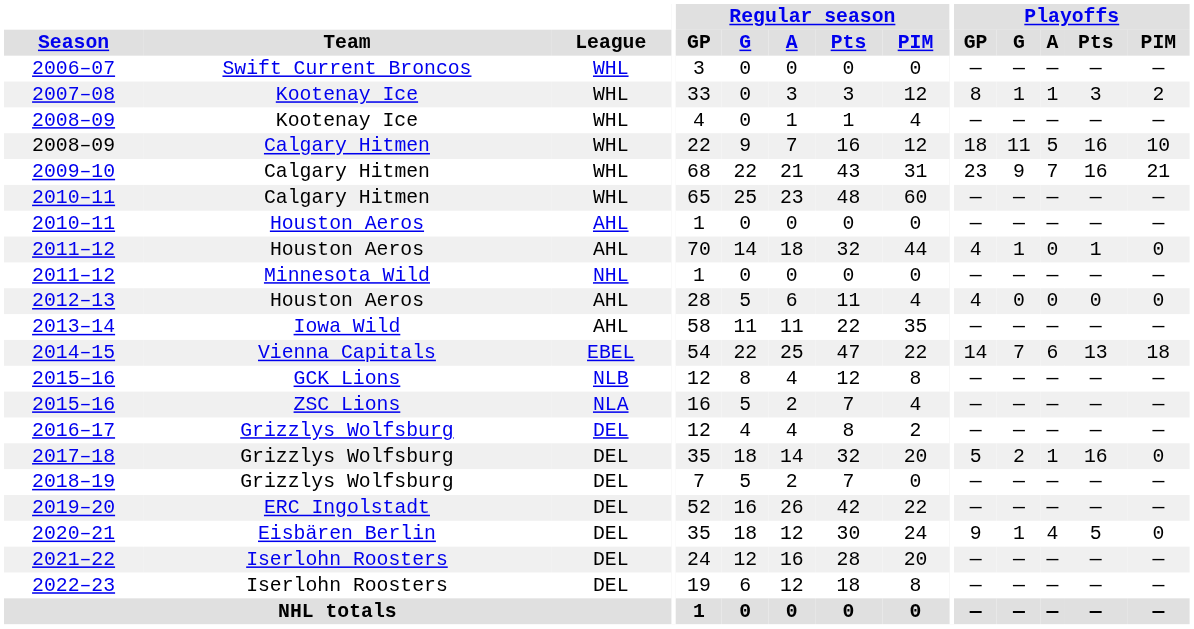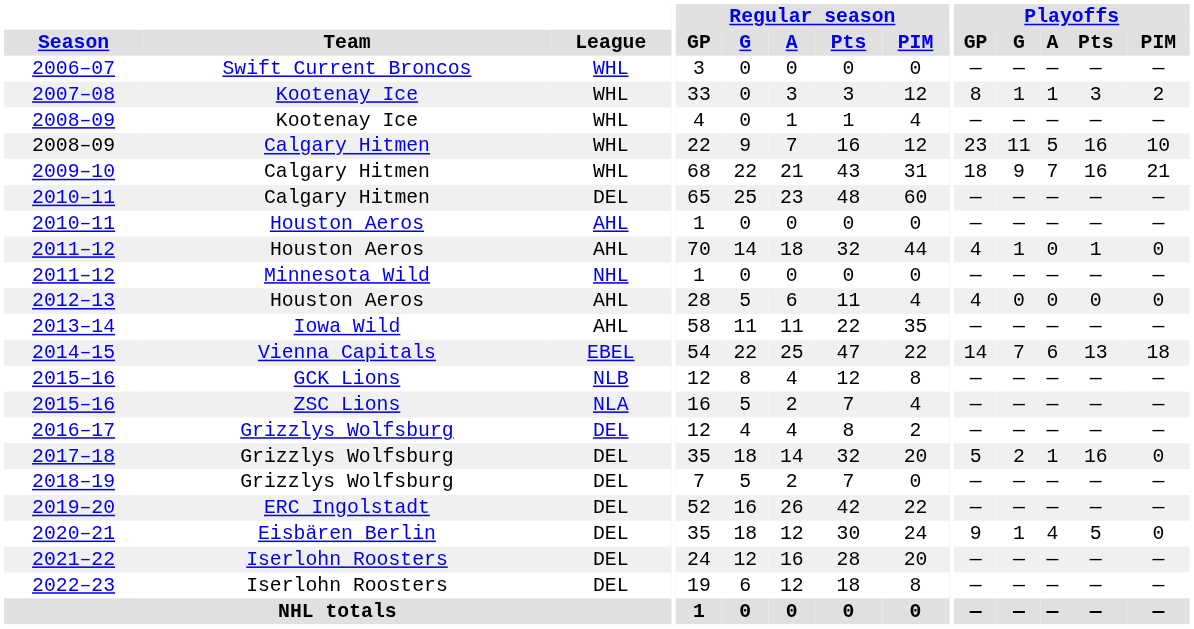(976, 146) 18 -> (976, 146) 23
(976, 172) 23 -> (976, 172) 18
(611, 198) WHL -> (611, 198) DEL
